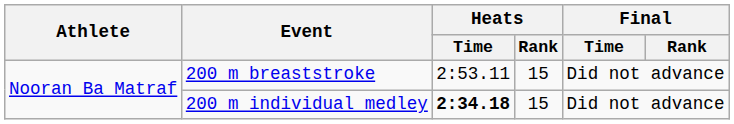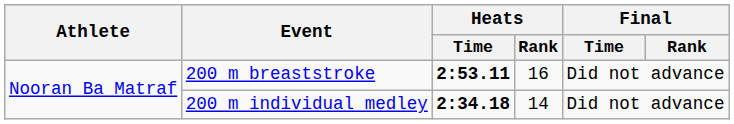(473, 75) normal -> (473, 75) bold
(538, 75) 15 -> (538, 75) 16
(538, 104) 15 -> (538, 104) 14
